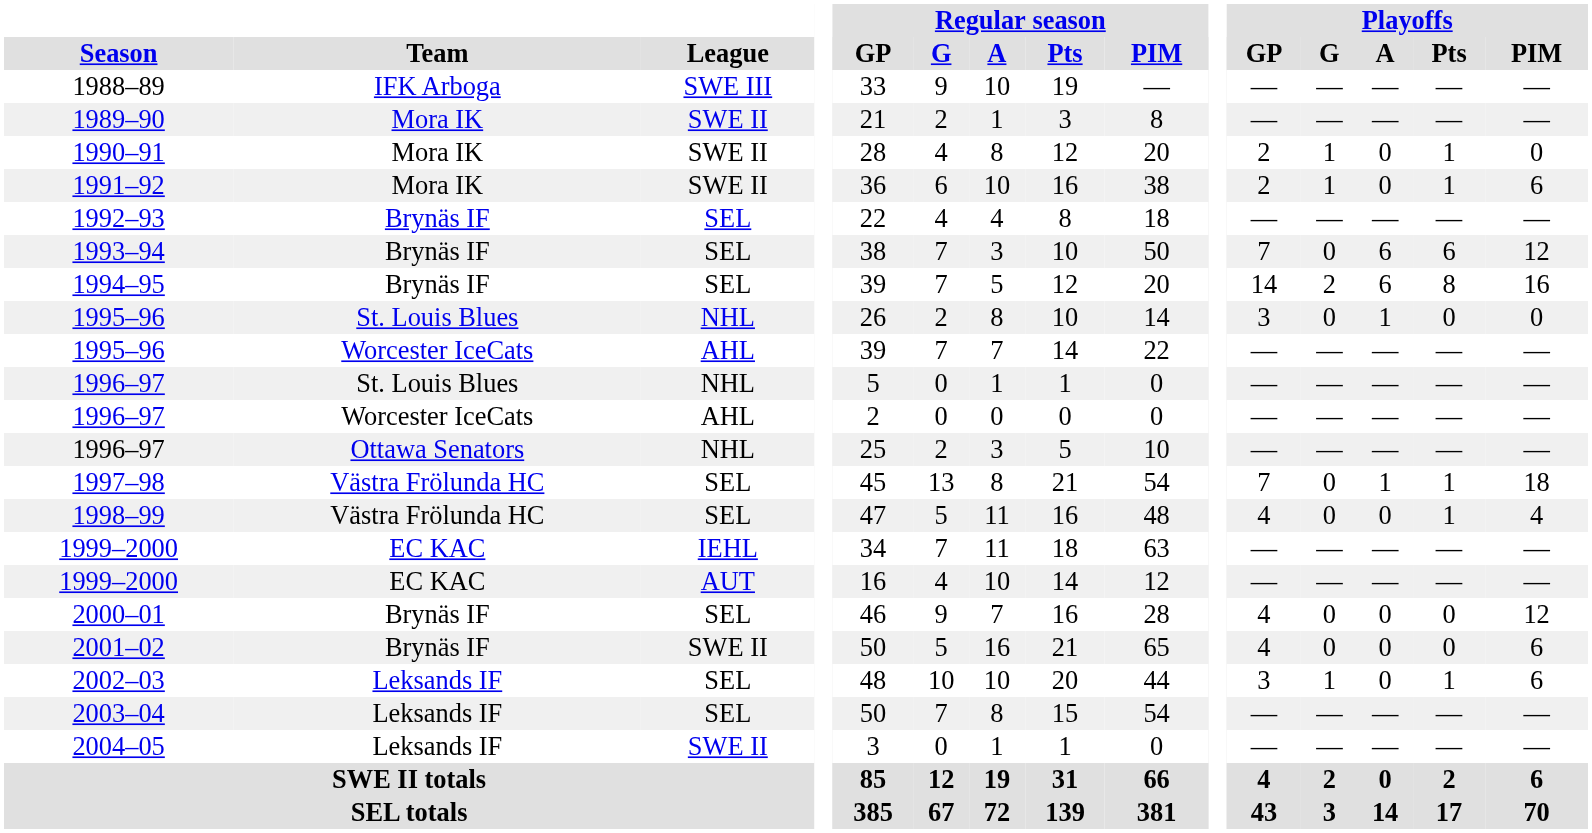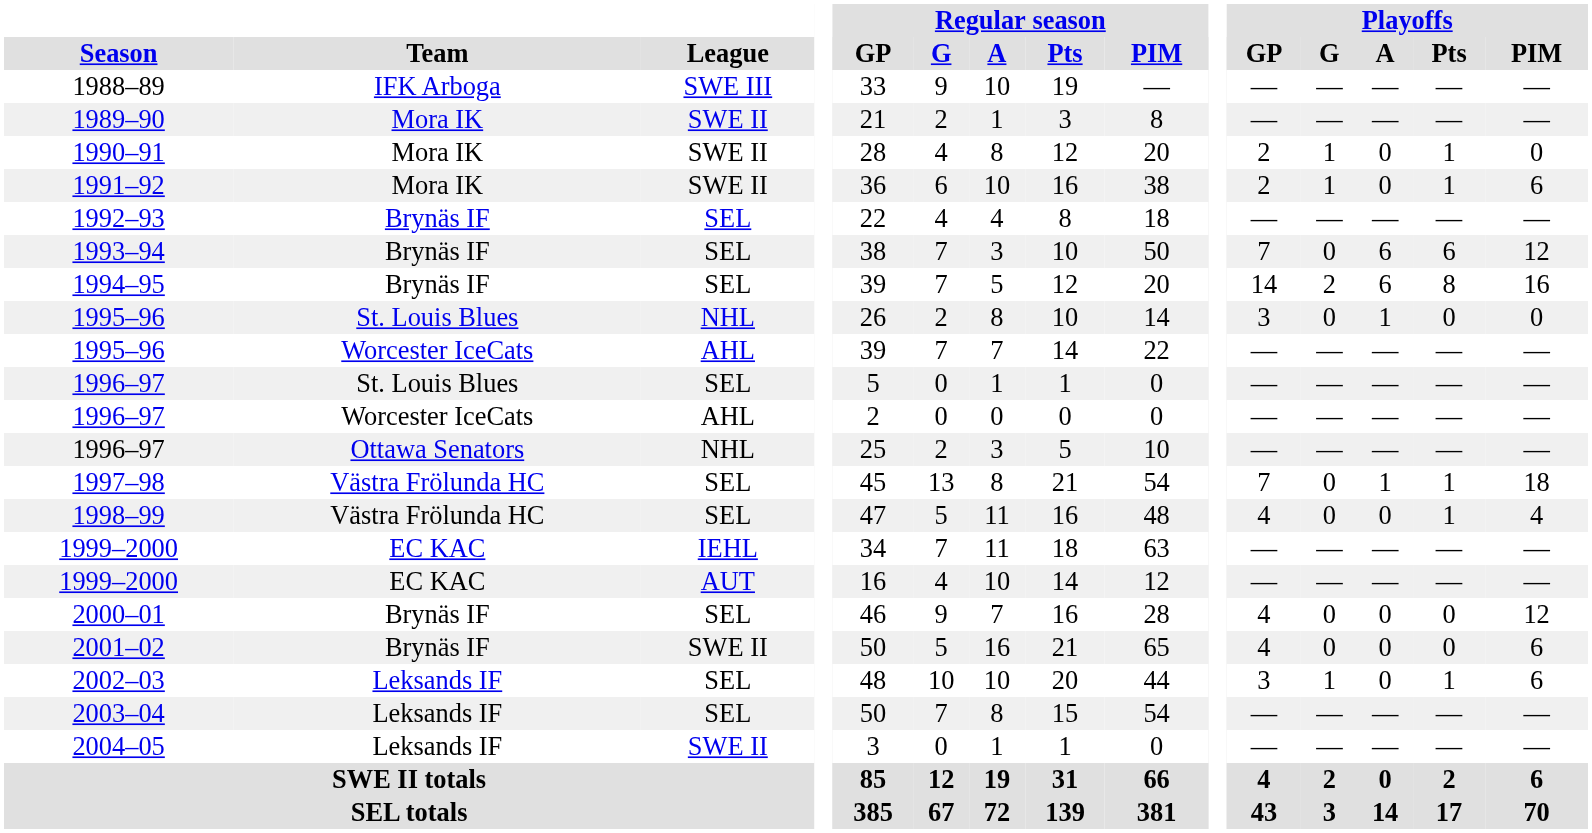(728, 383) NHL -> (728, 383) SEL
